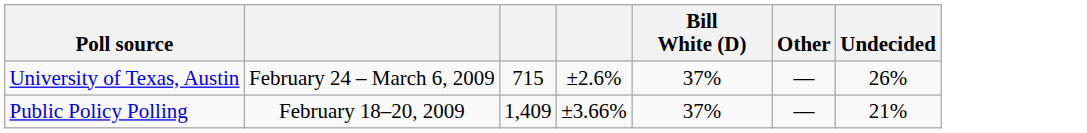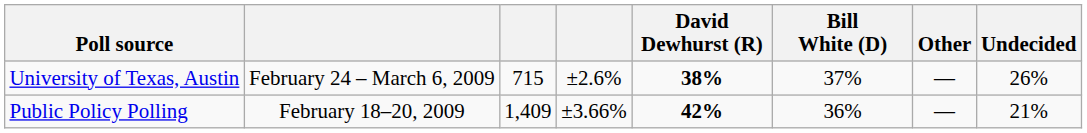+ column: (702, 32)
(702, 111) 37% -> (843, 111) 36%
